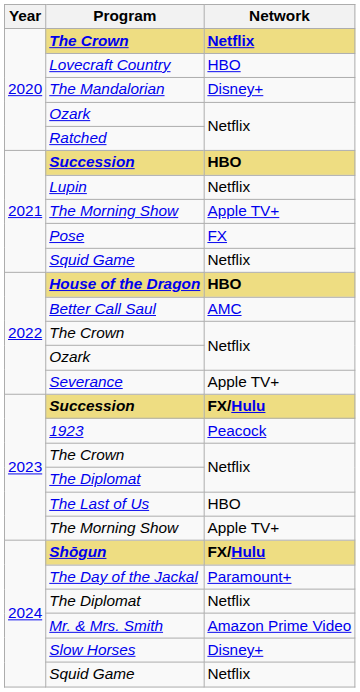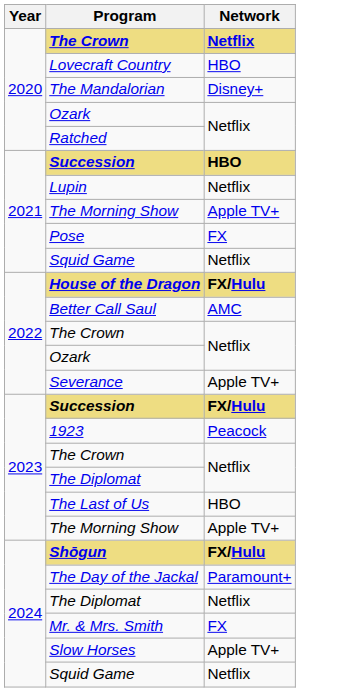(224, 284) HBO -> (236, 284) FX/Hulu
(279, 625) Amazon Prime Video -> (217, 625) FX
(235, 650) Disney+ -> (243, 650) Apple TV+
